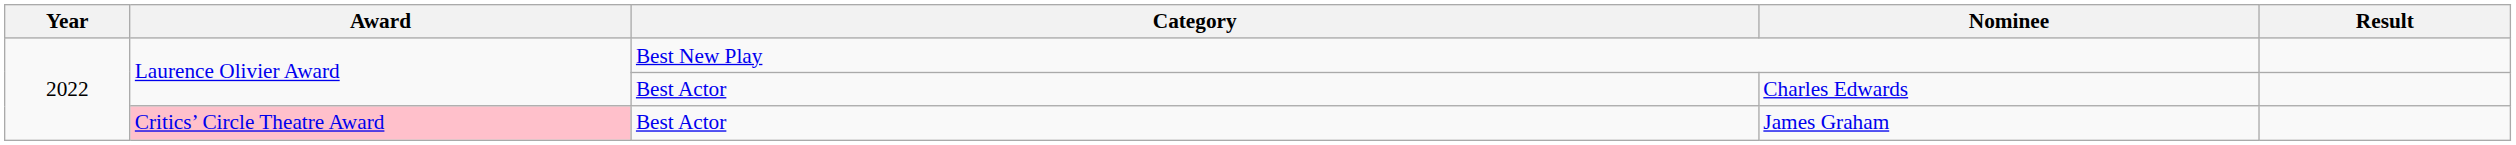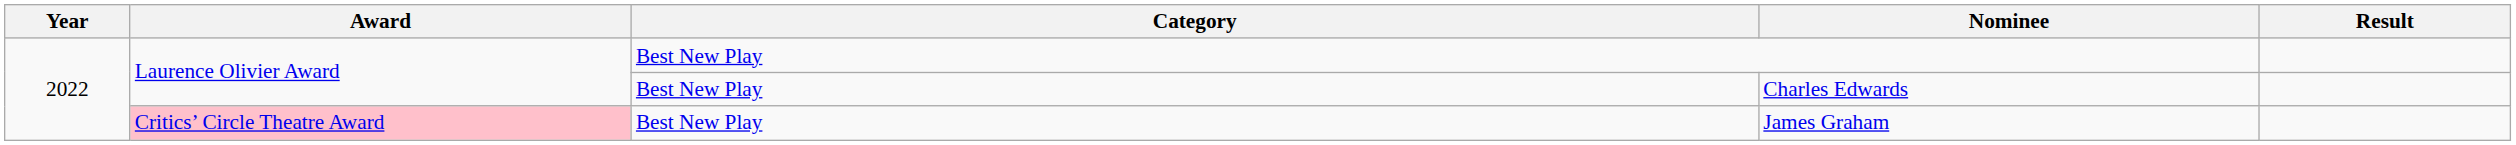(681, 88) Best Actor -> (699, 88) Best New Play
(681, 122) Best Actor -> (699, 122) Best New Play
